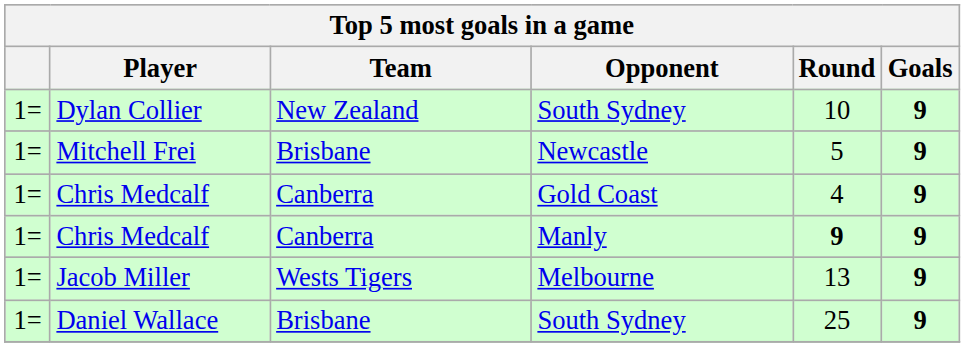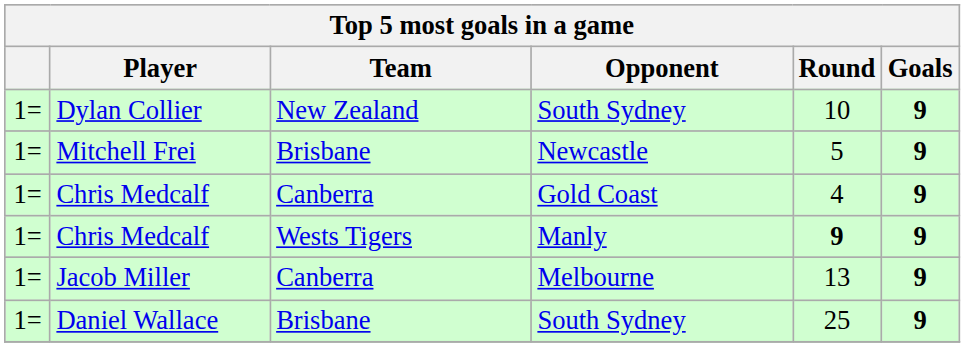(325, 236) Canberra -> (344, 236) Wests Tigers
(344, 278) Wests Tigers -> (325, 278) Canberra
